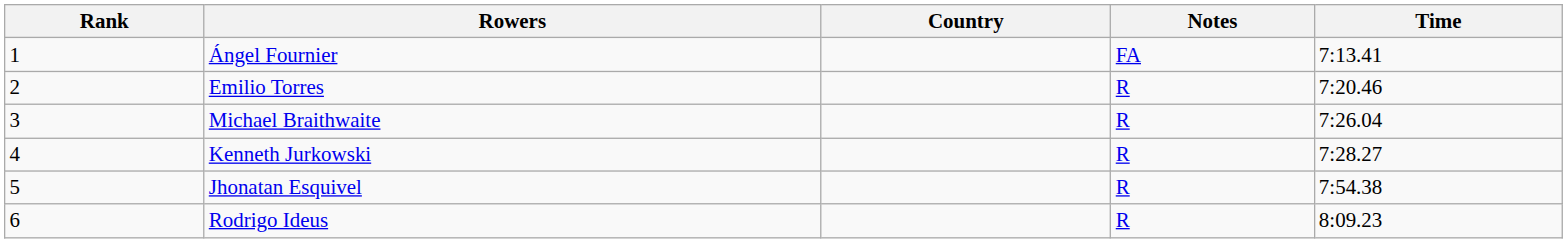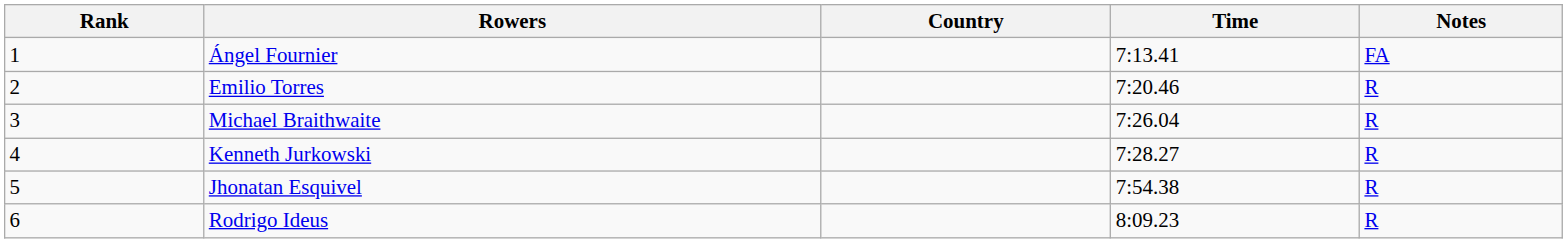columns swapped: (1438, 21) <-> (1212, 21)
